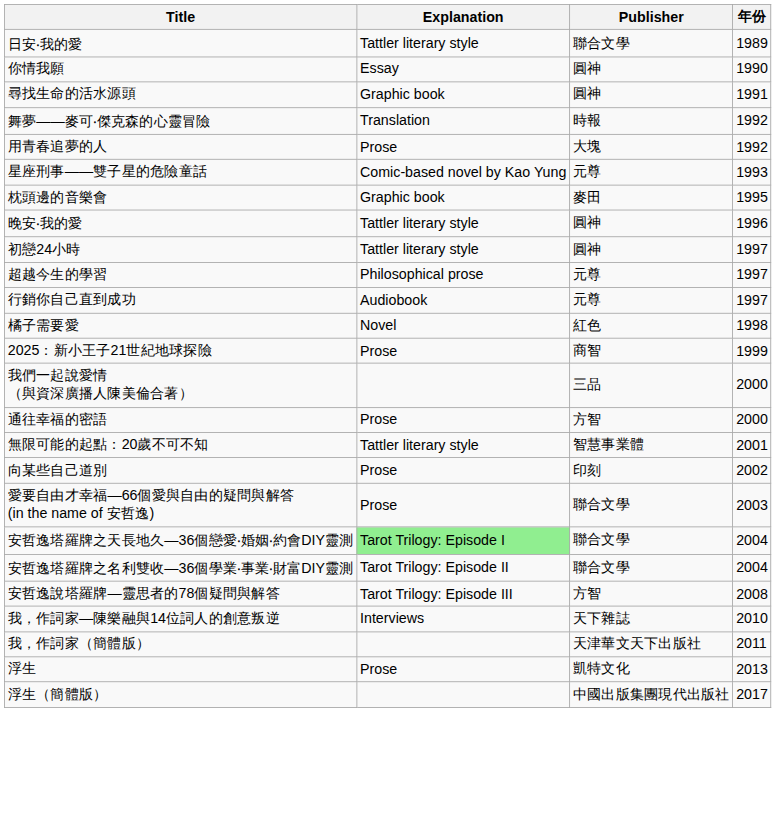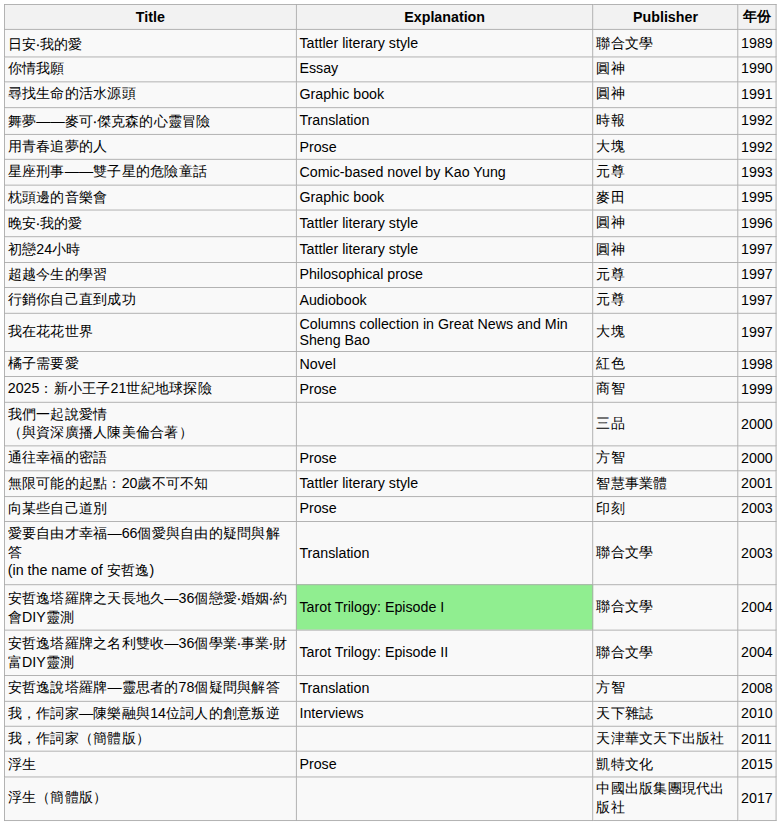+ row: (50, 331)
(752, 470) 2002 -> (757, 509) 2003
(379, 505) Prose -> (334, 553) Translation
(436, 593) Tarot Trilogy: Episode III -> (334, 688) Translation
(752, 669) 2013 -> (757, 764) 2015
